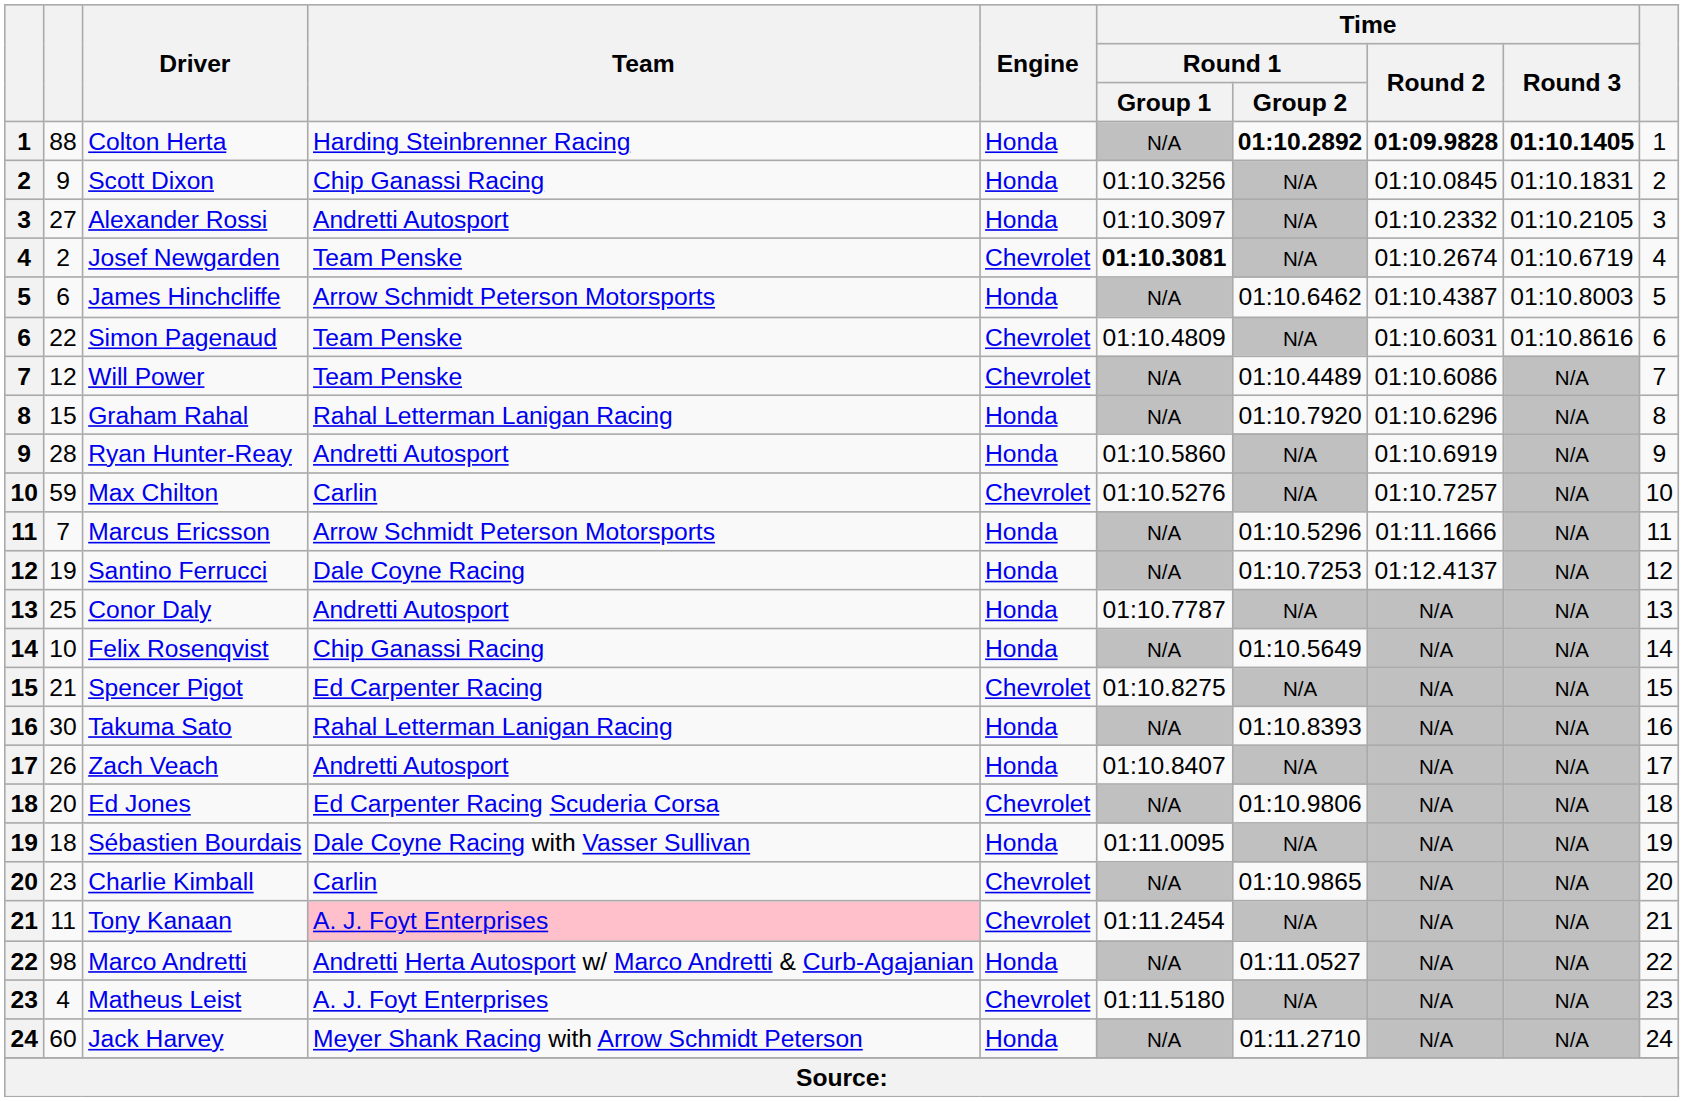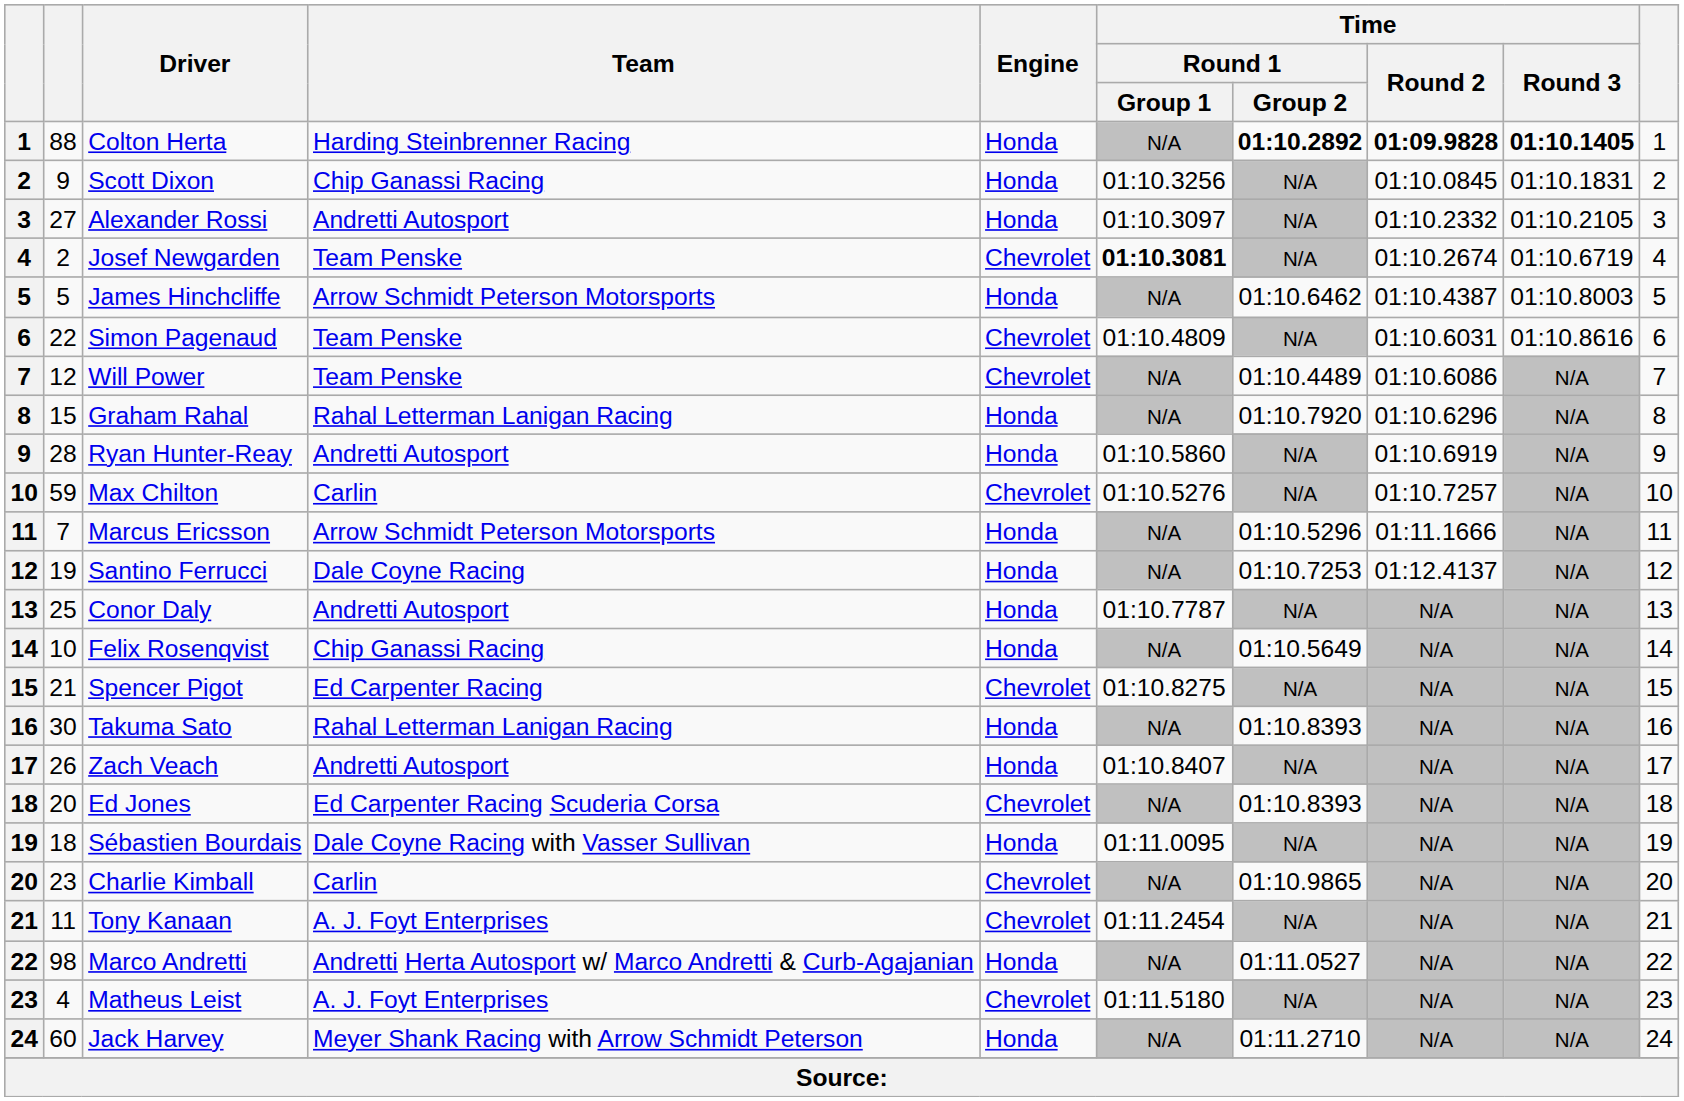(63, 297) 6 -> (63, 297) 5
(1300, 804) 01:10.9806 -> (1300, 804) 01:10.8393
(431, 921) pink background -> (431, 921) no background
